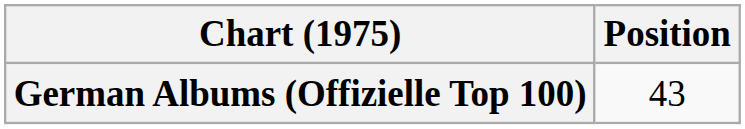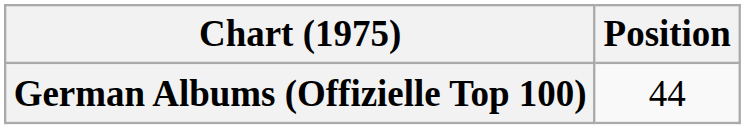(667, 92) 43 -> (667, 92) 44
